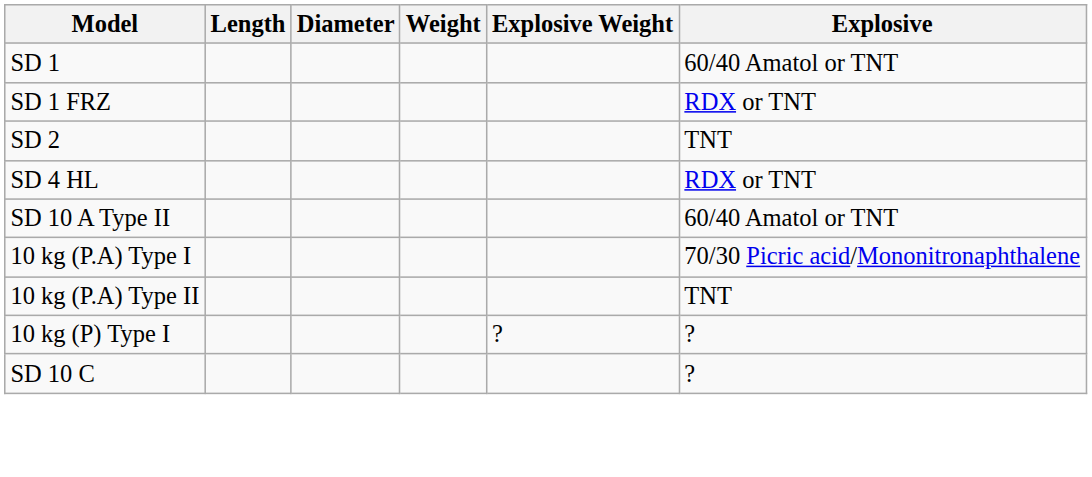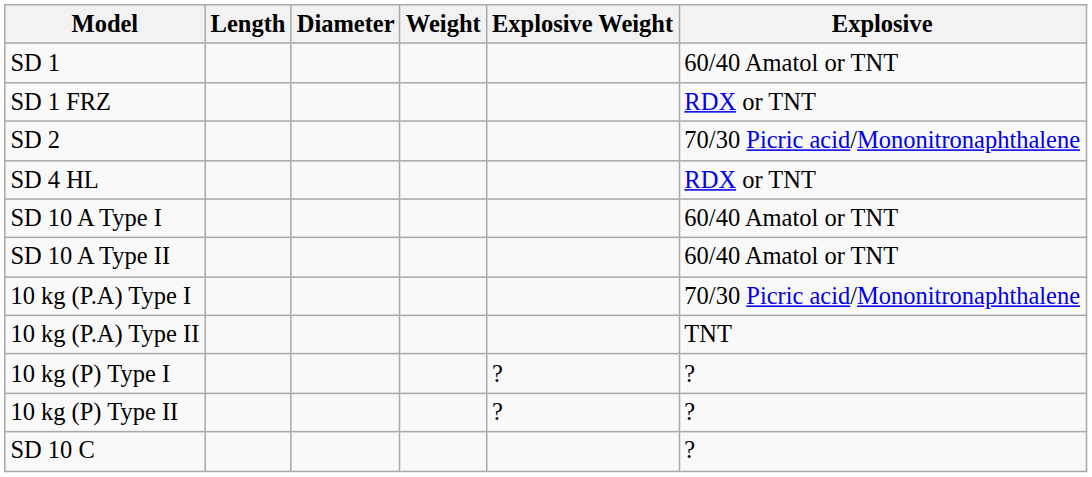(708, 140) TNT -> (882, 140) 70/30 Picric acid/Mononitronaphthalene
+ row: (86, 218)
+ row: (94, 412)
